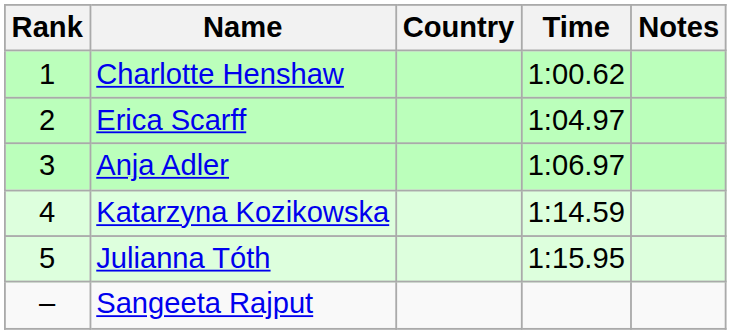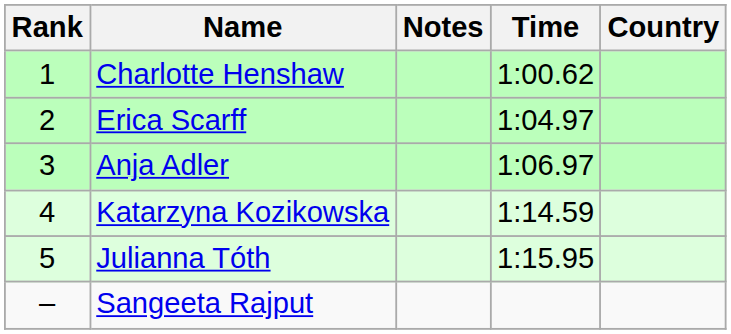columns swapped: (458, 27) <-> (679, 27)
